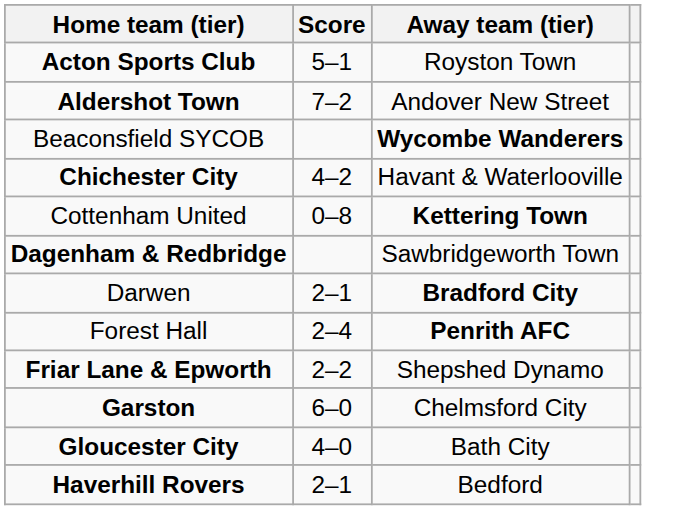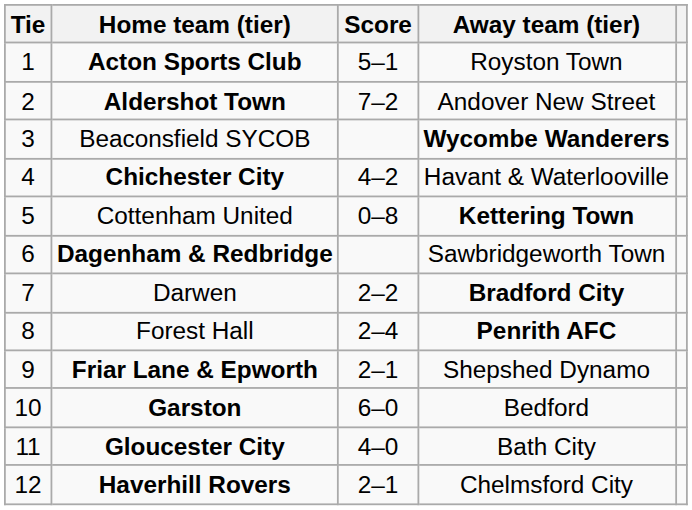+ column: (28, 24)
(332, 292) 2–1 -> (378, 292) 2–2
(332, 369) 2–2 -> (378, 369) 2–1
(500, 407) Chelmsford City -> (546, 407) Bedford
(500, 484) Bedford -> (546, 484) Chelmsford City
